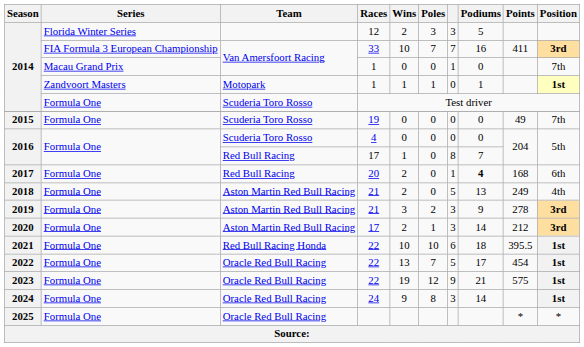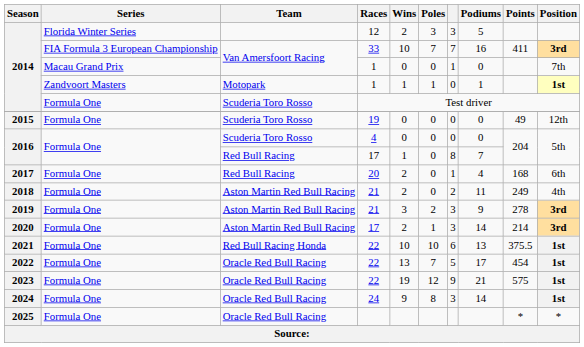(558, 120) 7th -> (558, 120) 12th
(481, 174) bold -> (481, 174) normal
(453, 191) 5 -> (453, 191) 2
(481, 191) 13 -> (481, 191) 11
(520, 227) 212 -> (520, 227) 214
(481, 245) 18 -> (481, 245) 13
(520, 245) 395.5 -> (520, 245) 375.5
